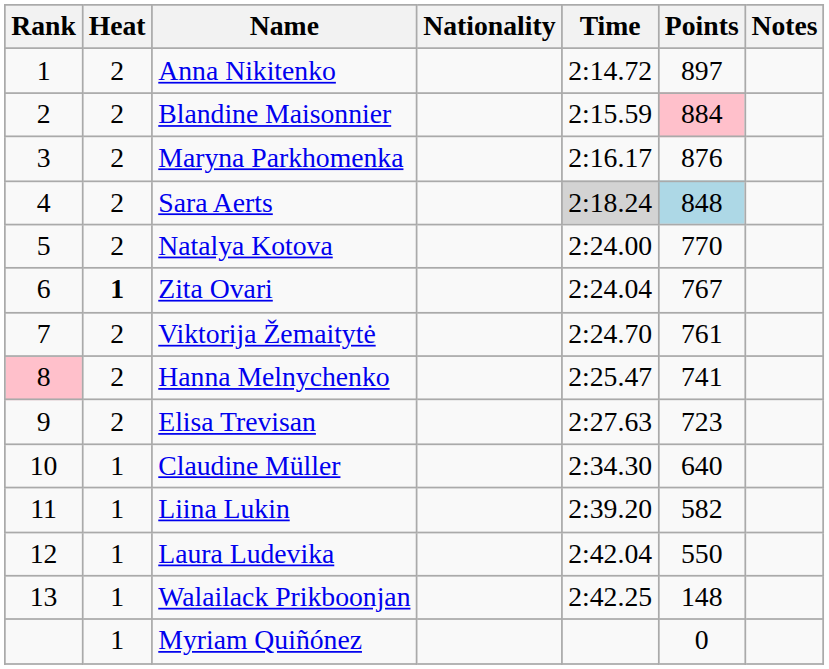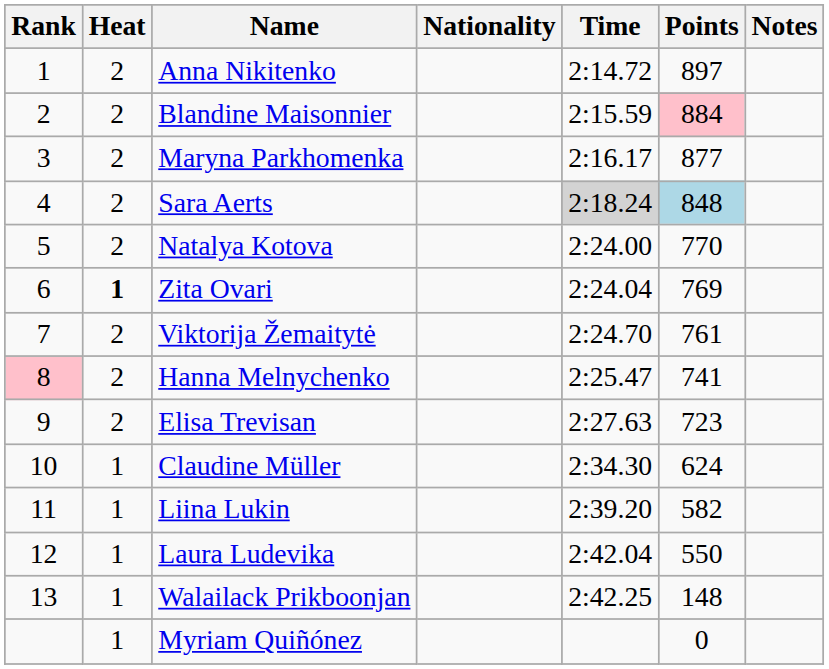(702, 158) 876 -> (702, 158) 877
(702, 289) 767 -> (702, 289) 769
(702, 465) 640 -> (702, 465) 624
